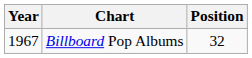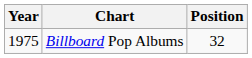(23, 41) 1967 -> (23, 41) 1975
